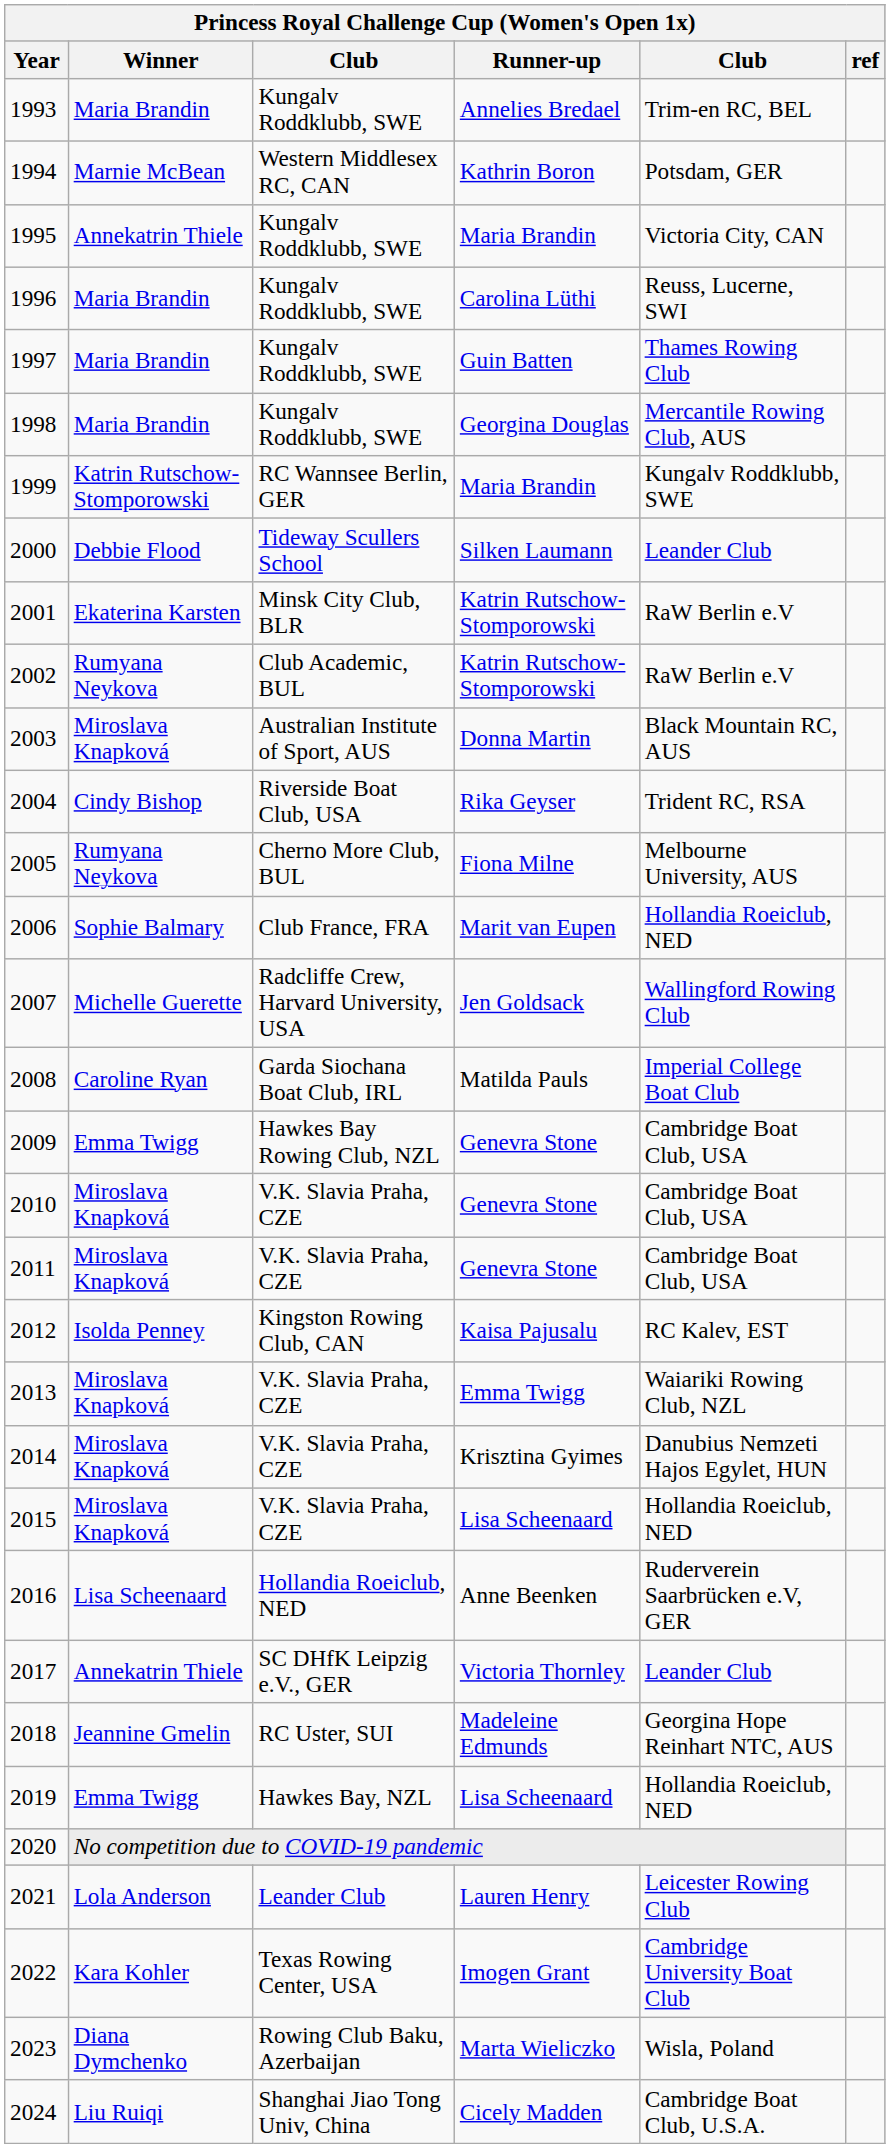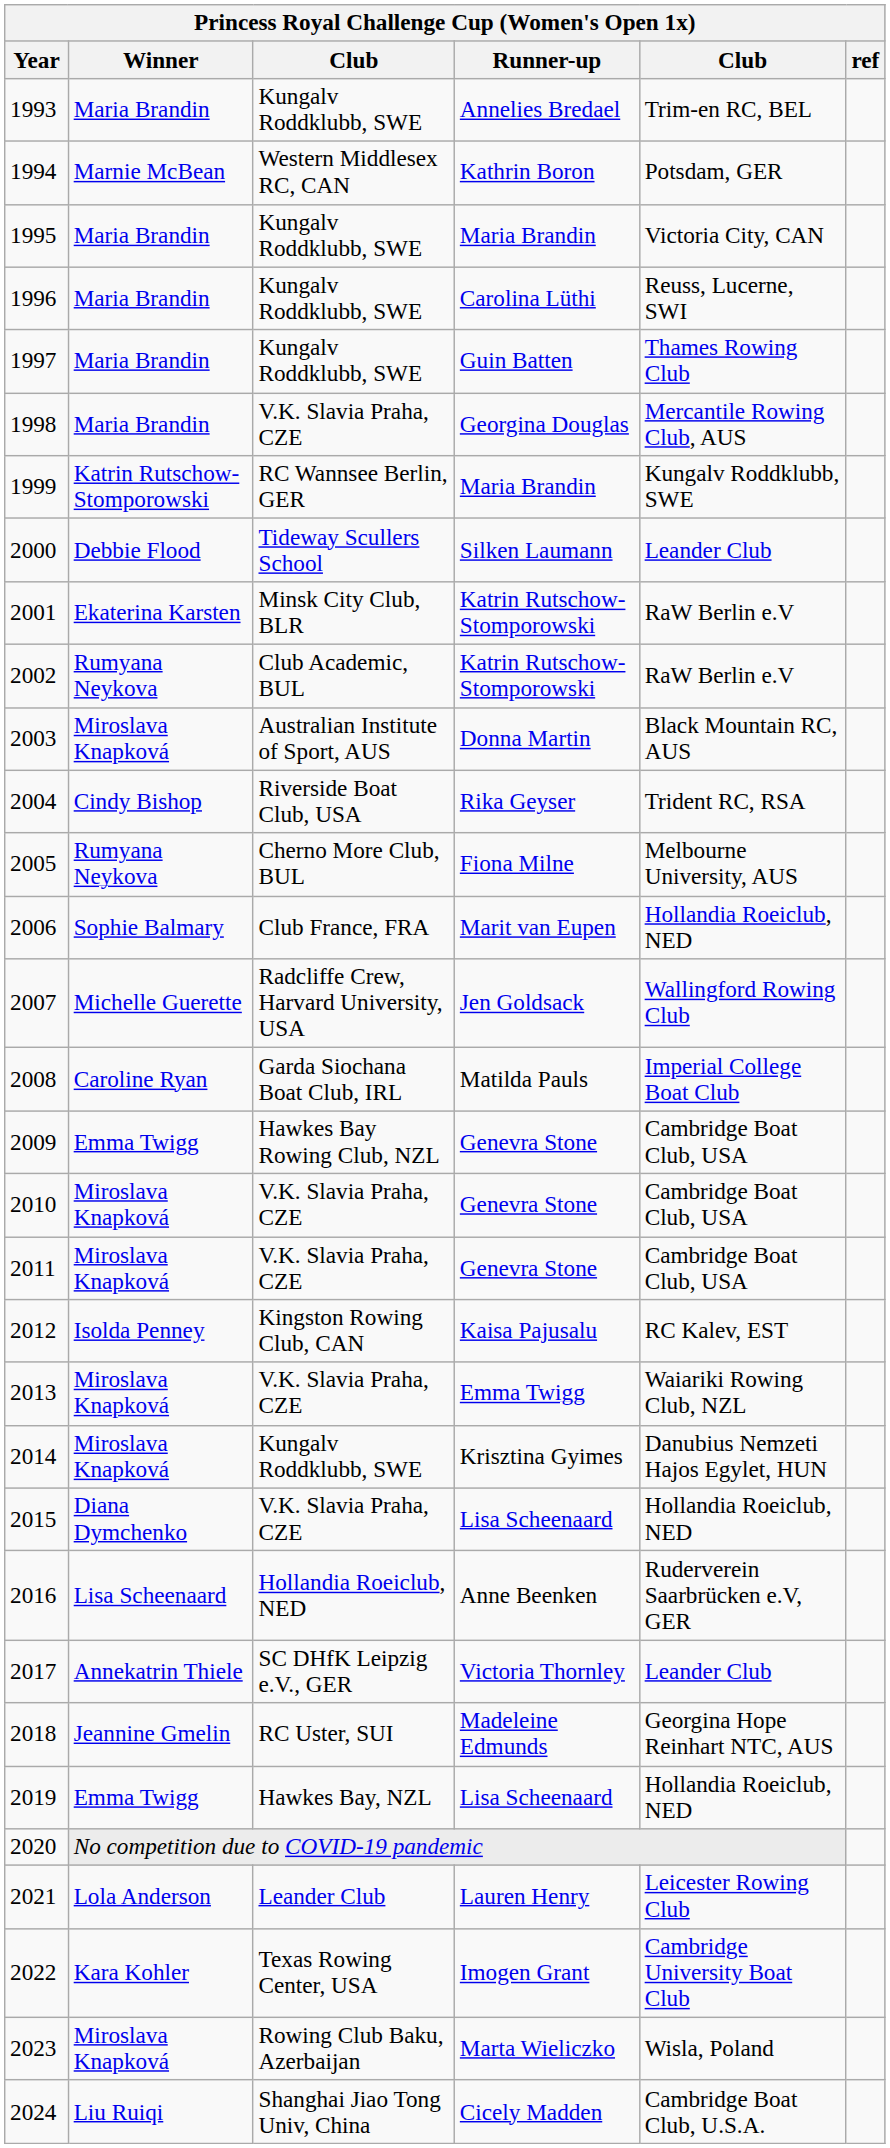(158, 235) Annekatrin Thiele -> (142, 235) Maria Brandin
(340, 424) Kungalv Roddklubb, SWE -> (344, 424) V.K. Slavia Praha, CZE
(344, 1456) V.K. Slavia Praha, CZE -> (340, 1456) Kungalv Roddklubb, SWE
(121, 1519) Miroslava Knapková -> (130, 1519) Diana Dymchenko
(130, 2048) Diana Dymchenko -> (121, 2048) Miroslava Knapková
